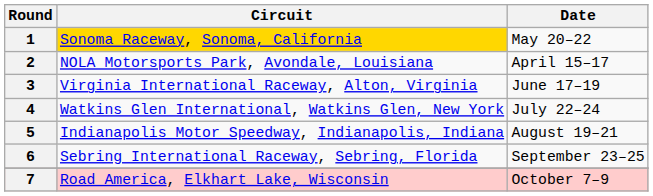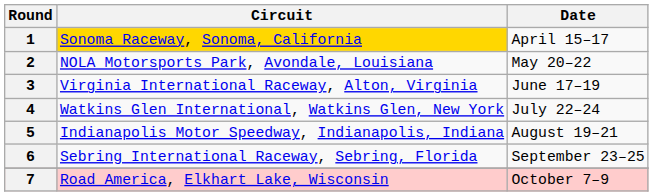(551, 40) May 20–22 -> (560, 40) April 15–17
(560, 63) April 15–17 -> (551, 63) May 20–22
